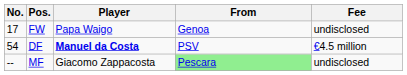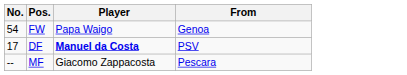- column: (357, 13)
(13, 29) 17 -> (13, 29) 54
(13, 46) 54 -> (13, 46) 17
(197, 63) lightgreen background -> (197, 63) no background
